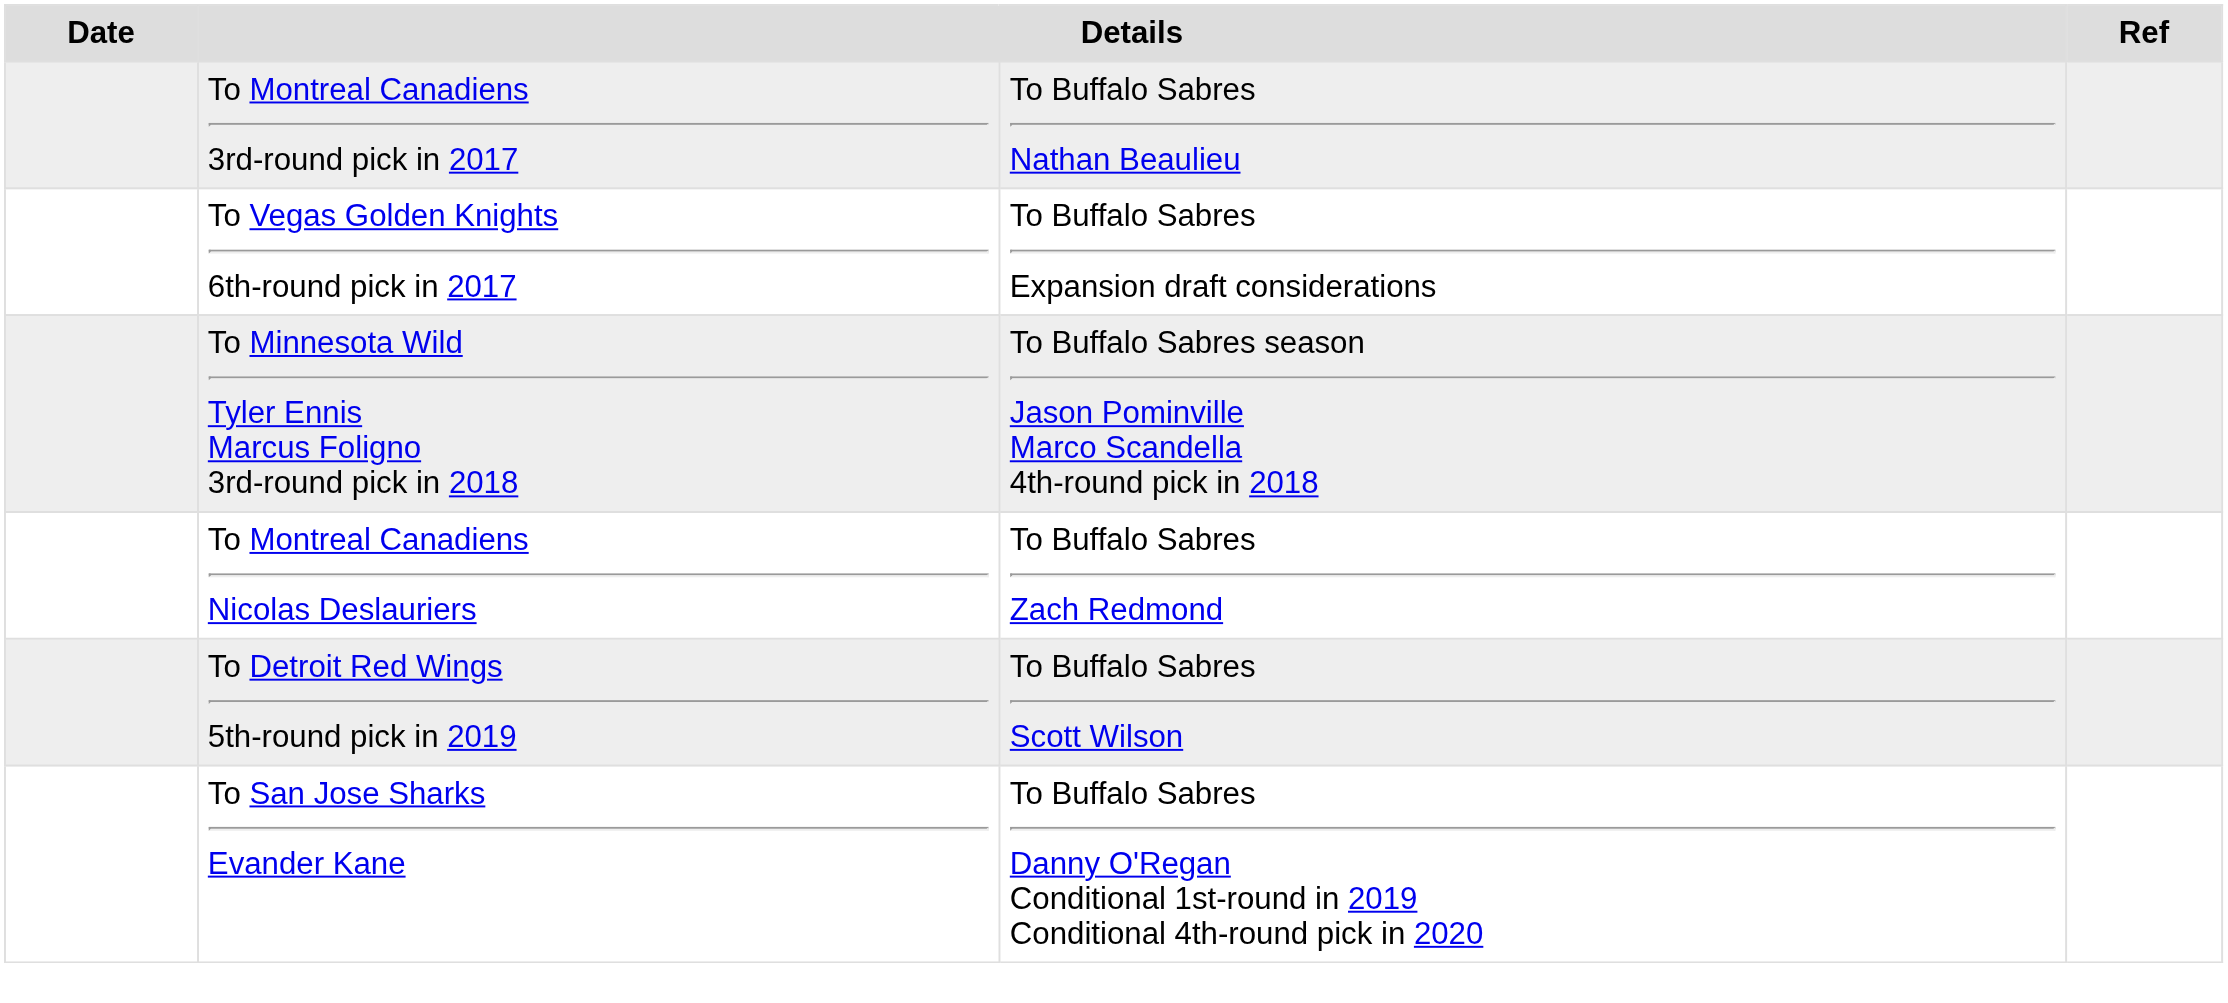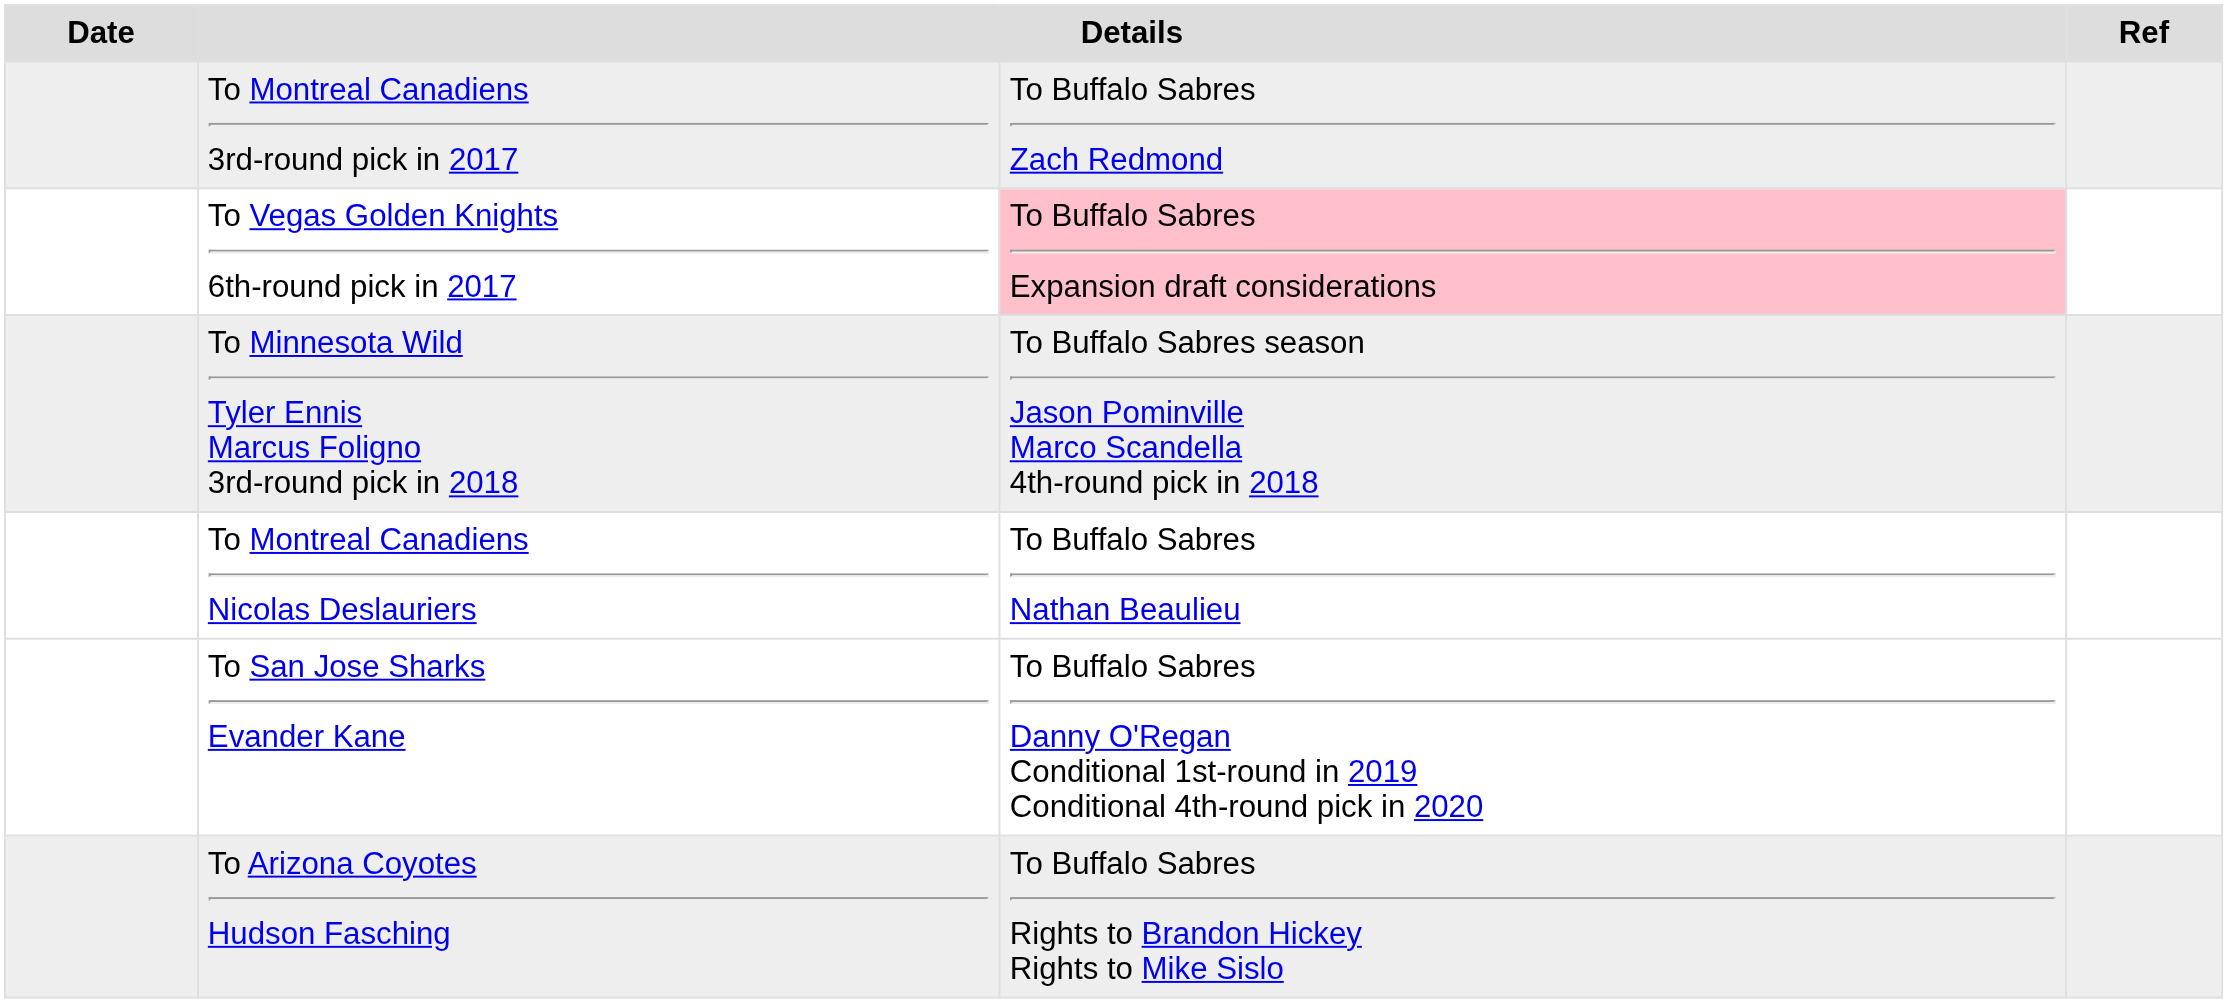(1533, 124) To Buffalo Sabres Nathan Beaulieu -> (1533, 124) To Buffalo Sabres Zach Redmond
(1533, 251) no background -> (1533, 251) pink background
(1533, 574) To Buffalo Sabres Zach Redmond -> (1533, 574) To Buffalo Sabres Nathan Beaulieu
- row: (598, 701)
+ row: (598, 898)
